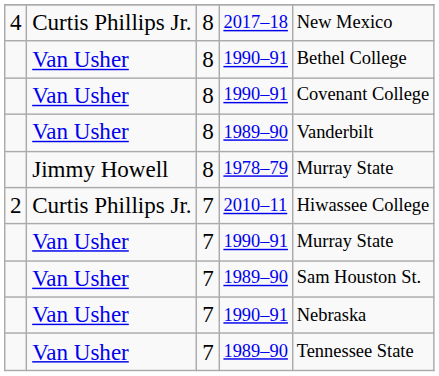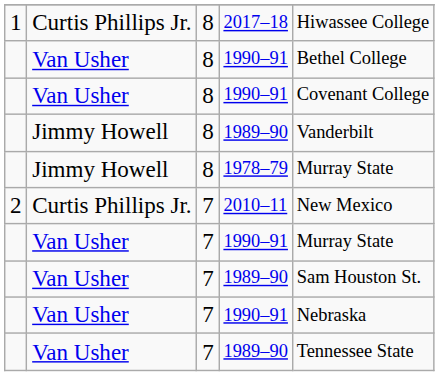(16, 22) 4 -> (16, 22) 1
(345, 22) New Mexico -> (363, 22) Hiwassee College
(80, 132) Van Usher -> (100, 132) Jimmy Howell
(363, 205) Hiwassee College -> (345, 205) New Mexico
